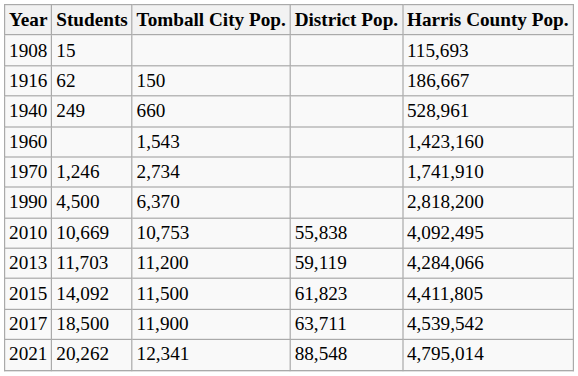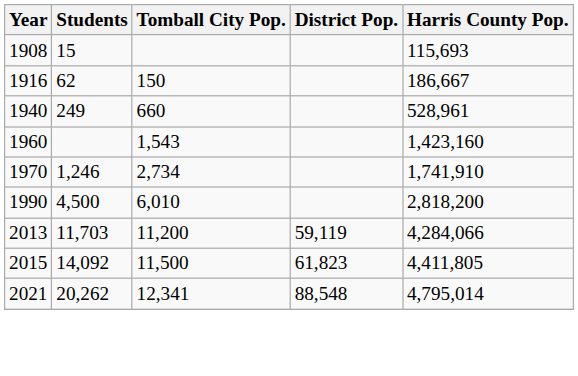(158, 202) 6,370 -> (158, 202) 6,010
- row: (28, 232)
- row: (28, 324)
